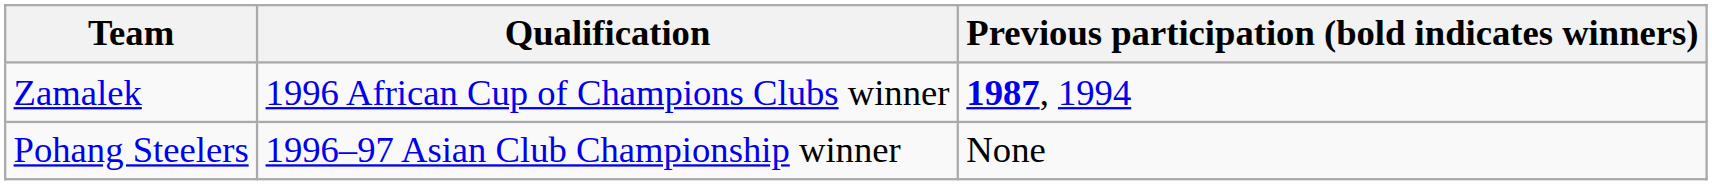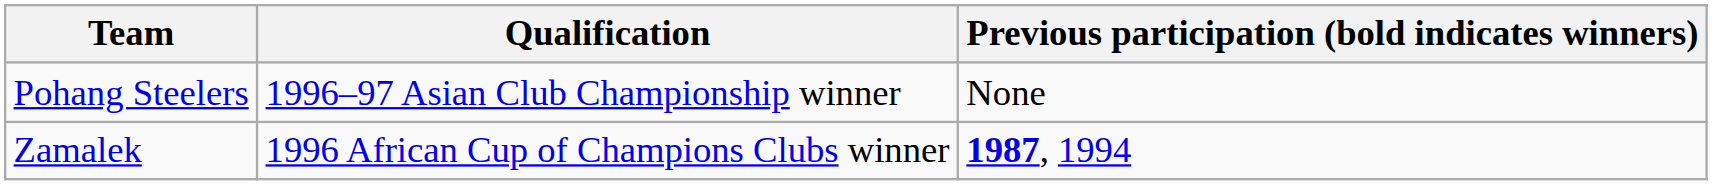rows swapped: (131, 149) <-> (78, 91)
